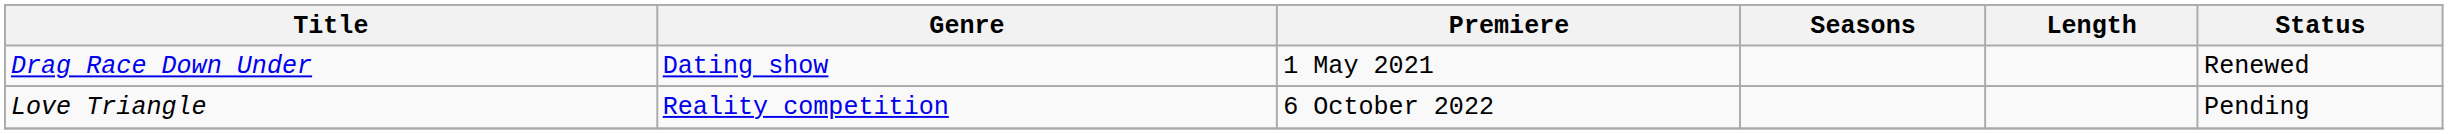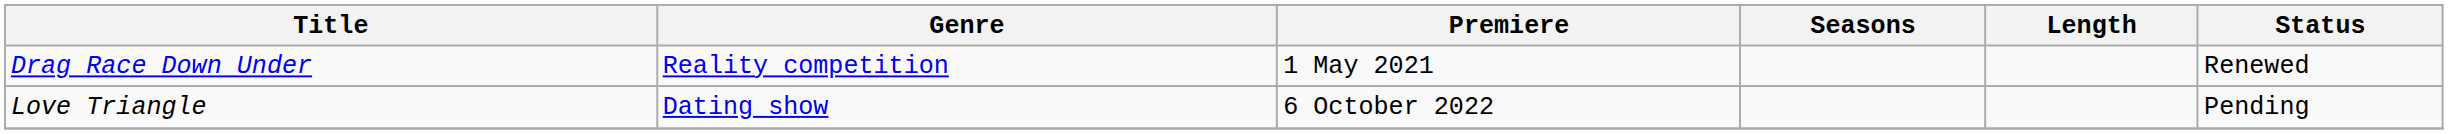(746, 66) Dating show -> (806, 66) Reality competition
(806, 107) Reality competition -> (746, 107) Dating show
